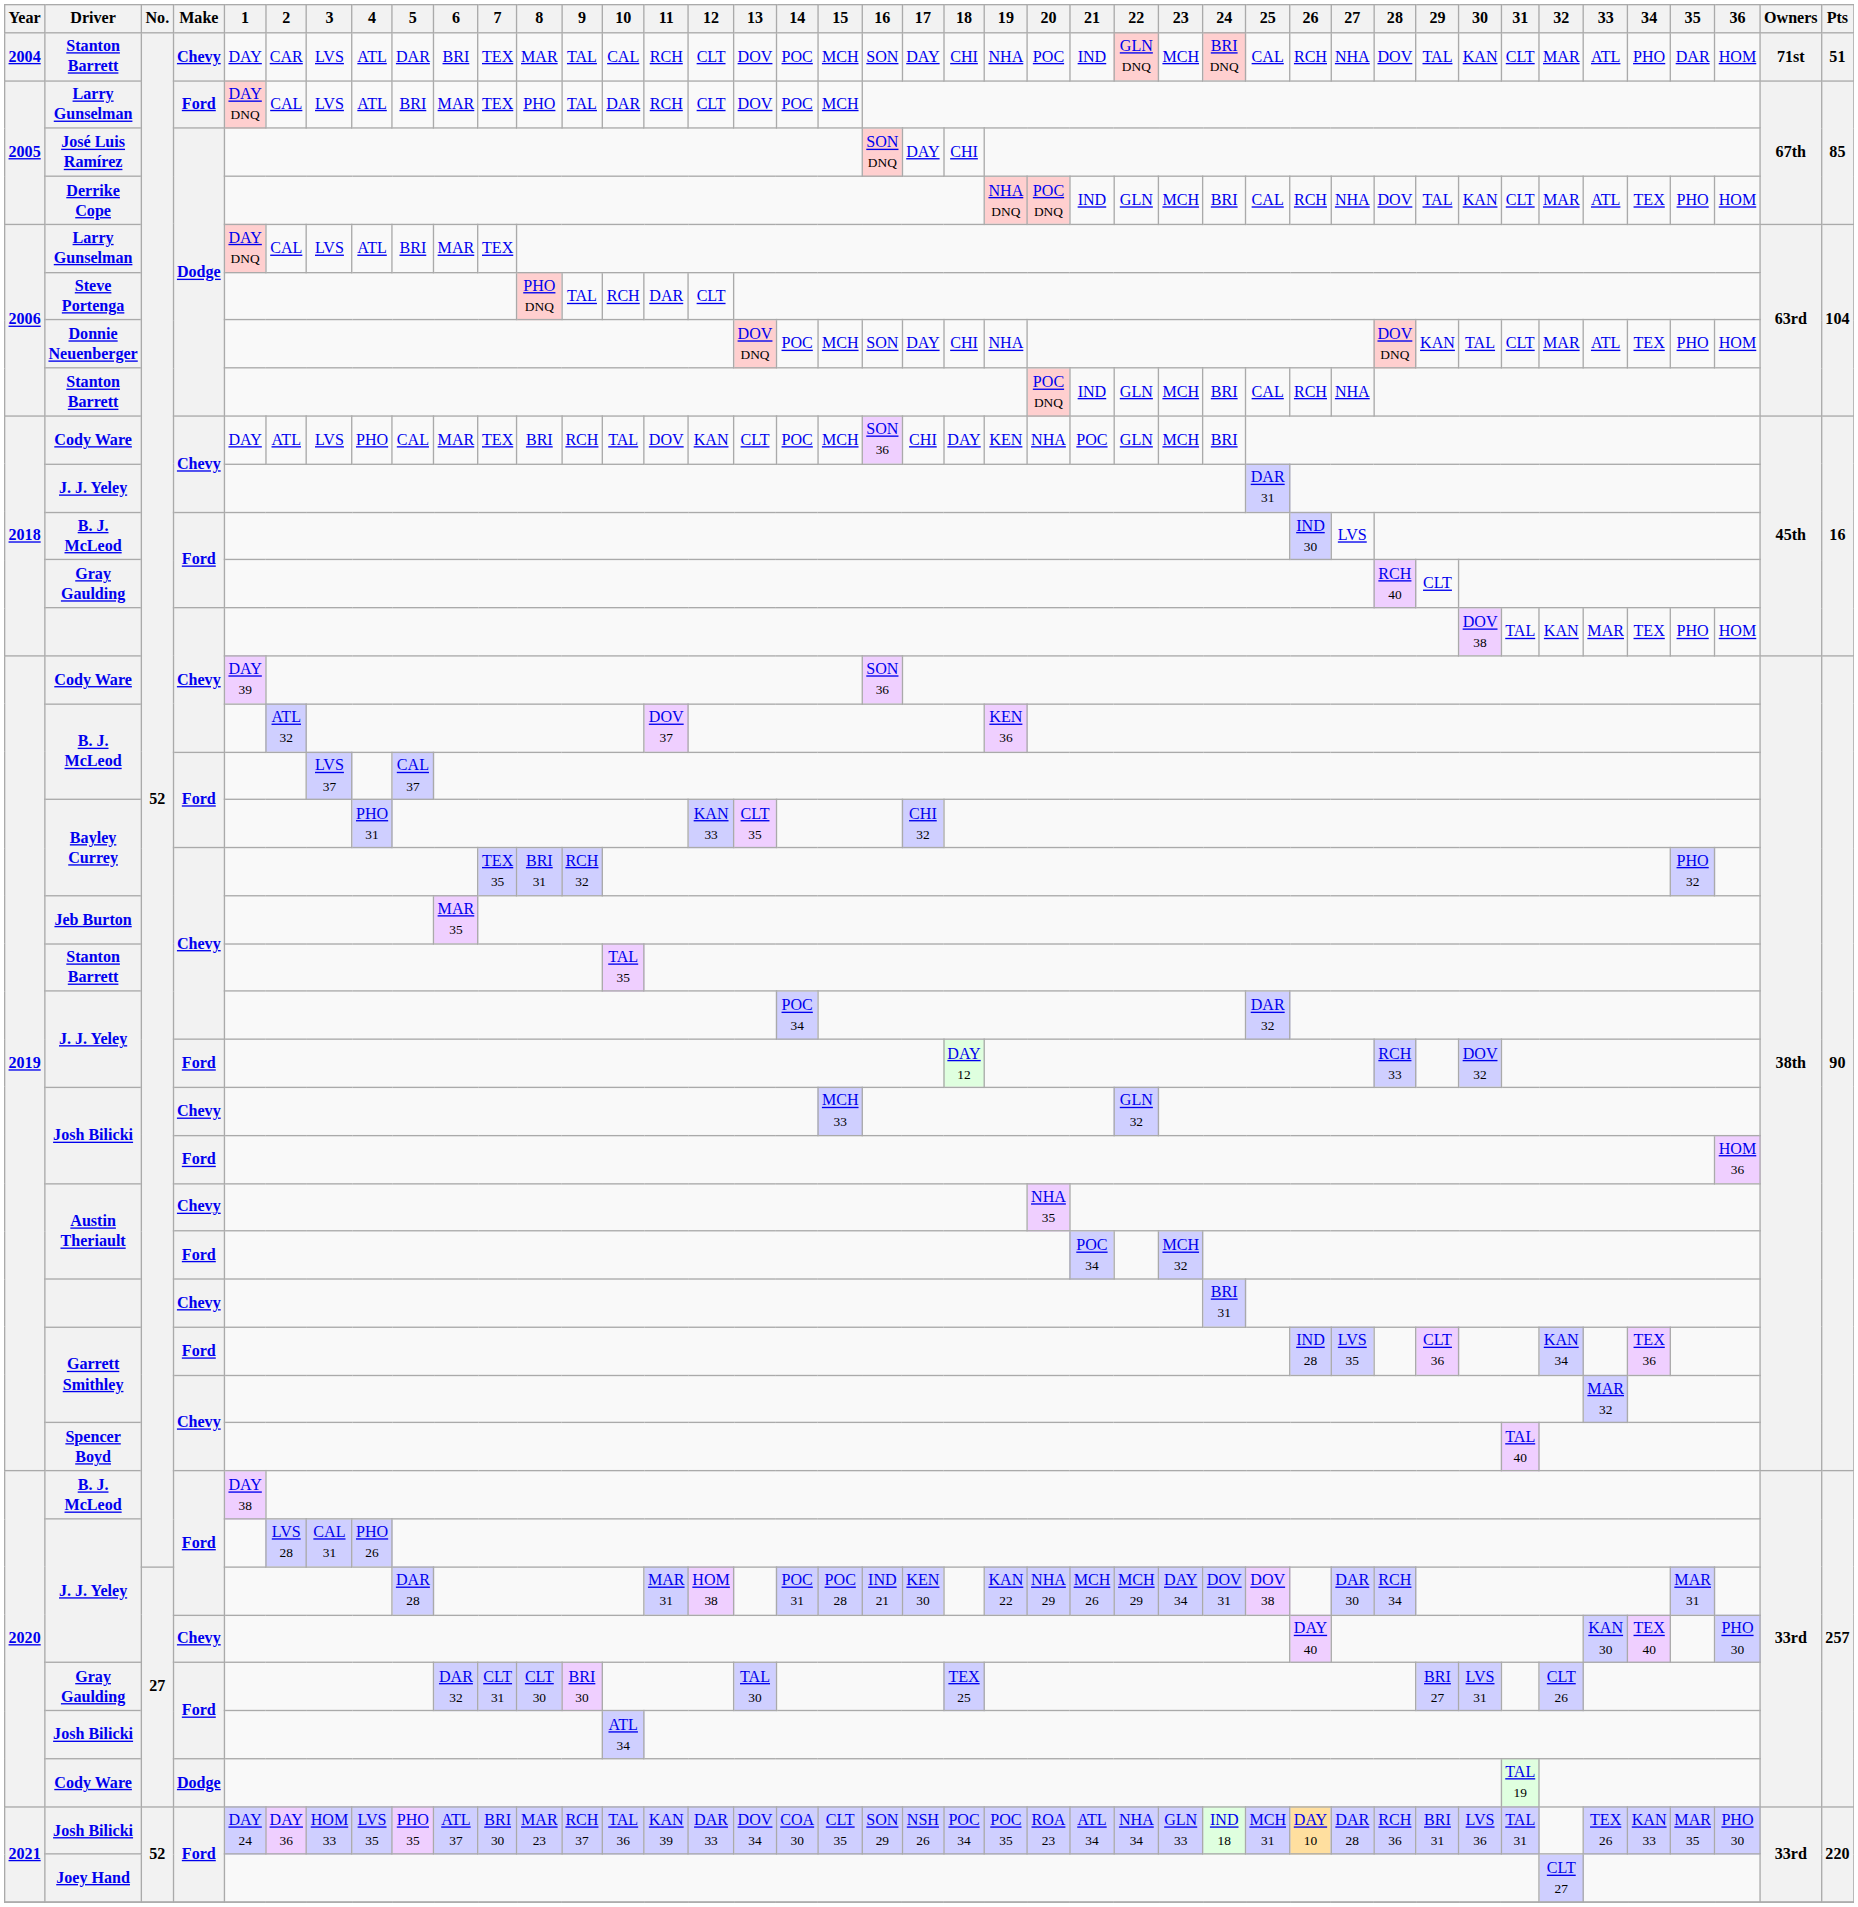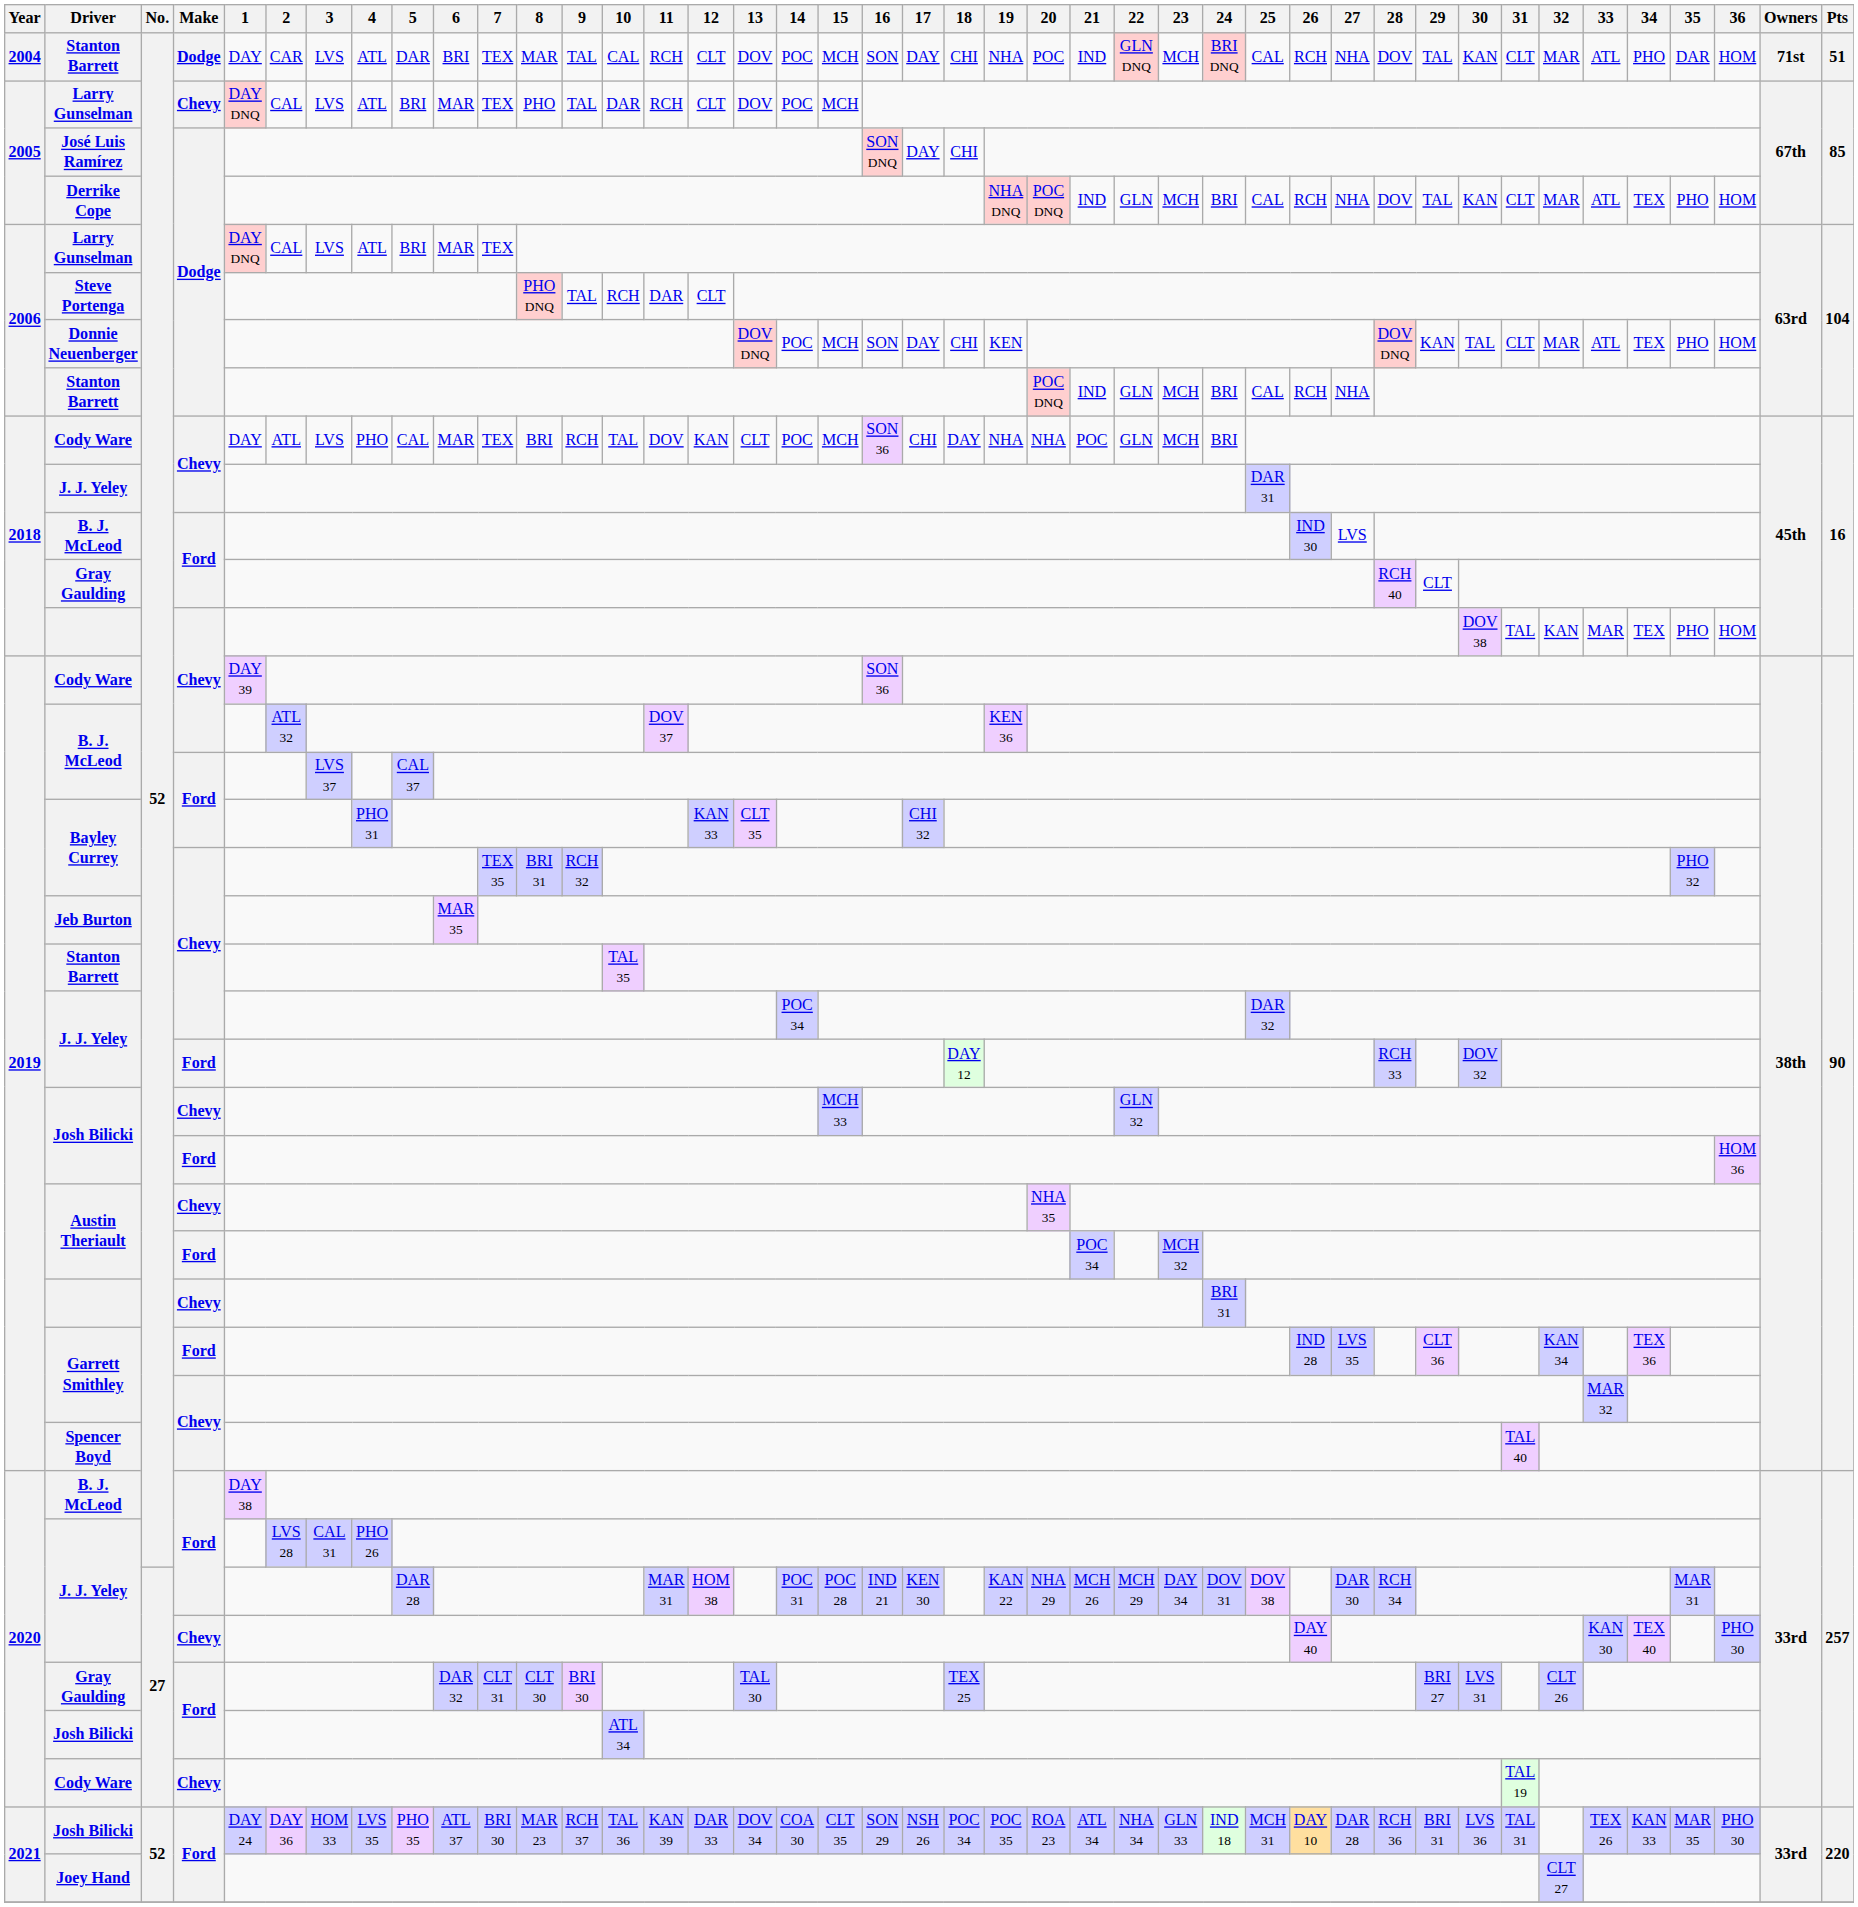(199, 56) Chevy -> (199, 56) Dodge
(199, 104) Ford -> (199, 104) Chevy
(1006, 344) NHA -> (1006, 344) KEN
(1006, 439) KEN -> (1006, 439) NHA
(199, 1782) Dodge -> (199, 1782) Chevy
